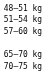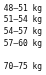+ row: (23, 31)
- row: (23, 54)
